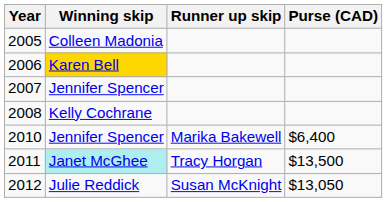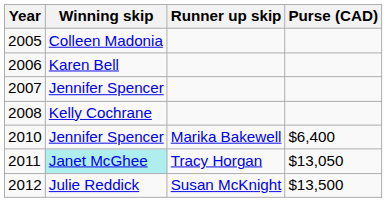(84, 64) gold background -> (84, 64) no background
(316, 161) $13,500 -> (316, 161) $13,050
(316, 185) $13,050 -> (316, 185) $13,500
